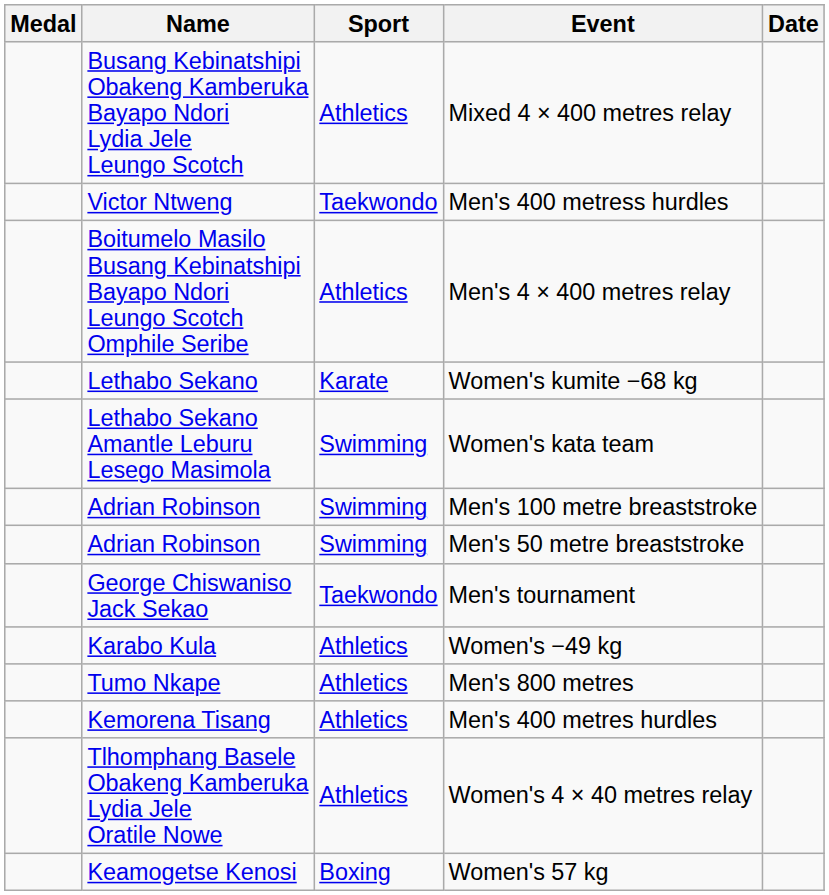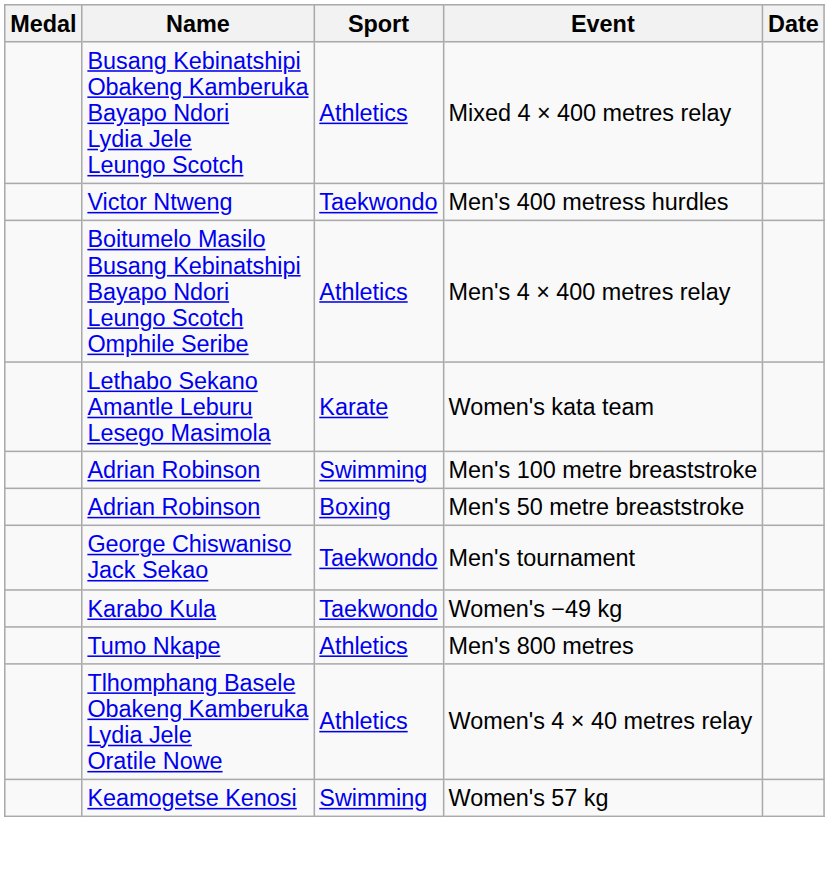- row: (573, 381)
(373, 444) Swimming -> (354, 407) Karate
(373, 545) Swimming -> (355, 508) Boxing
(363, 645) Athletics -> (378, 608) Taekwondo
- row: (583, 719)
(355, 872) Boxing -> (373, 798) Swimming
